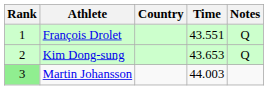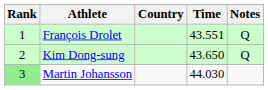(207, 54) 43.653 -> (207, 54) 43.650
(207, 74) 44.003 -> (207, 74) 44.030
